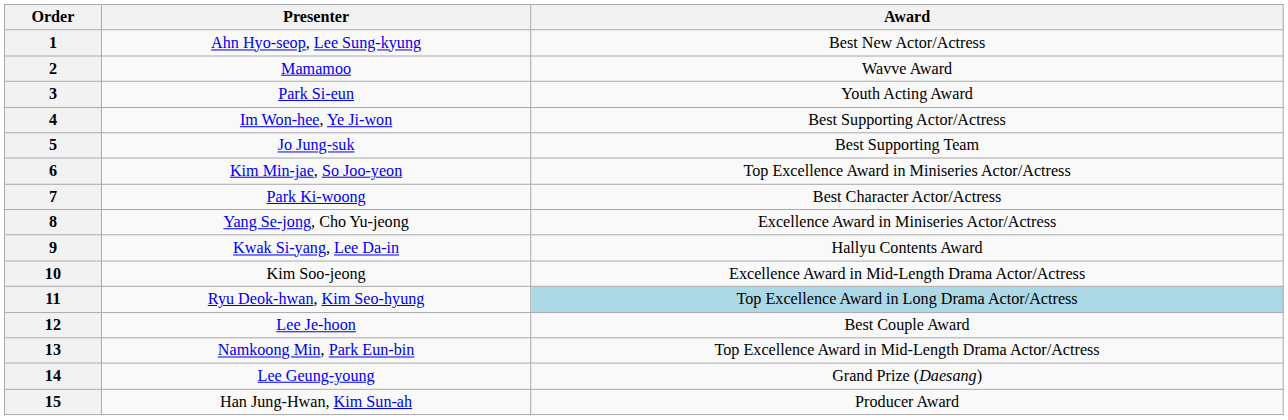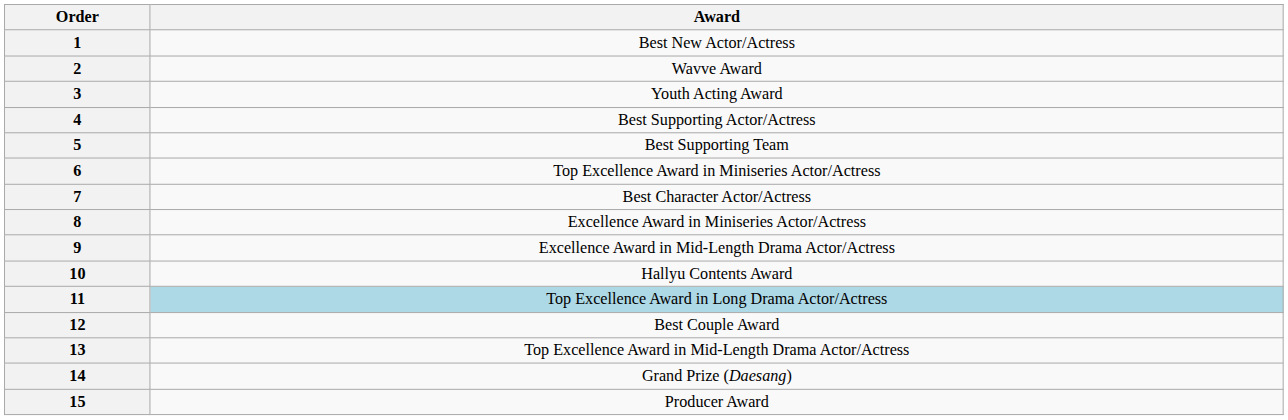- column: (316, 17)
(907, 247) Hallyu Contents Award -> (717, 247) Excellence Award in Mid-Length Drama Actor/Actress
(907, 273) Excellence Award in Mid-Length Drama Actor/Actress -> (717, 273) Hallyu Contents Award
